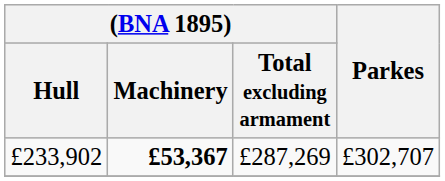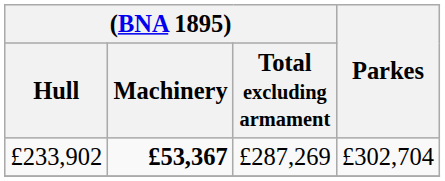(388, 156) £302,707 -> (388, 156) £302,704
